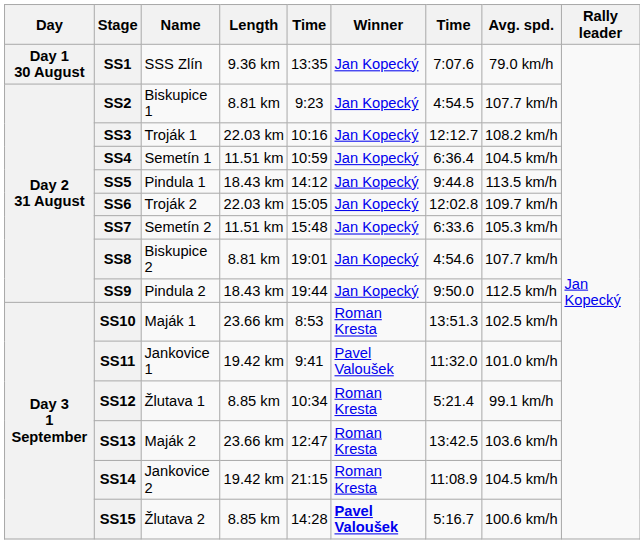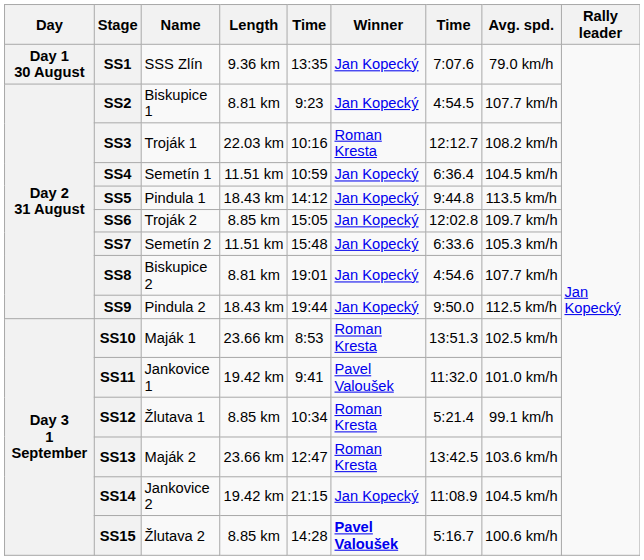(377, 135) Jan Kopecký -> (358, 143) Roman Kresta
(254, 205) 22.03 km -> (254, 221) 8.85 km
(358, 480) Roman Kresta -> (377, 496) Jan Kopecký
